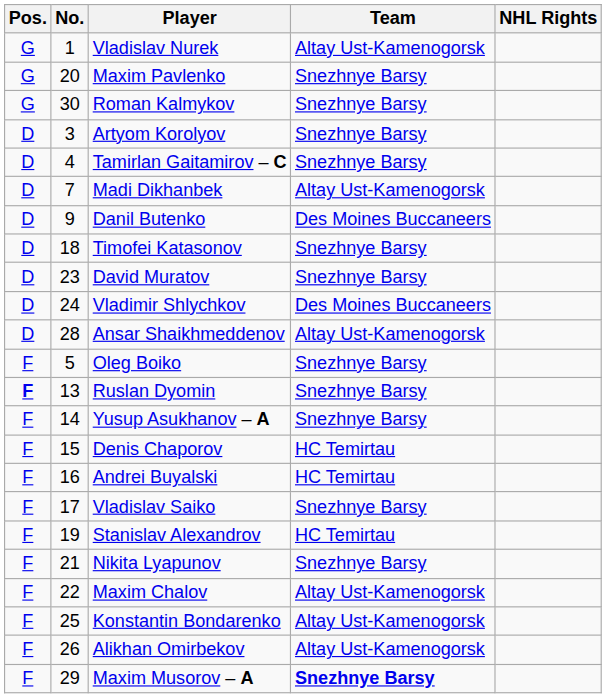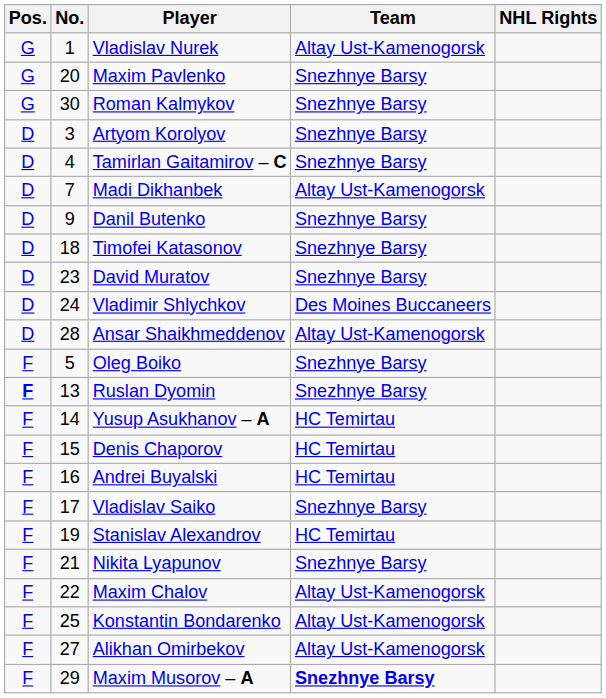(393, 219) Des Moines Buccaneers -> (361, 219) Snezhnye Barsy
(361, 420) Snezhnye Barsy -> (345, 420) HC Temirtau
(70, 649) 26 -> (70, 649) 27
